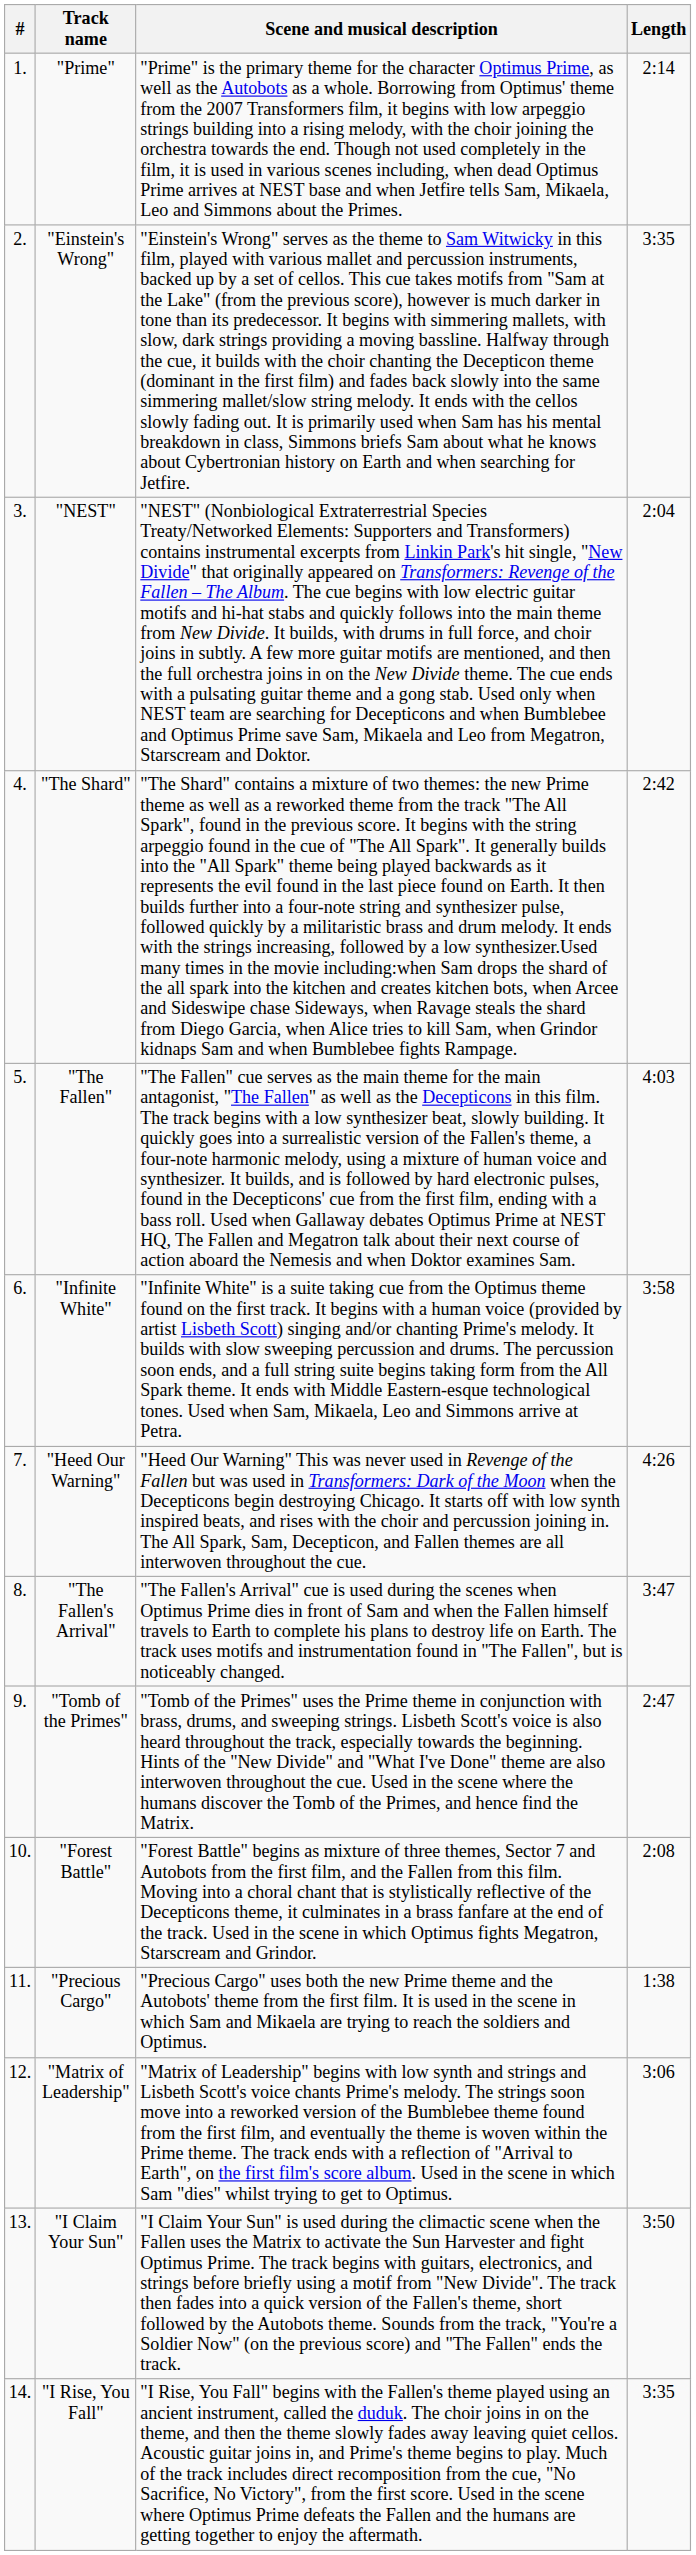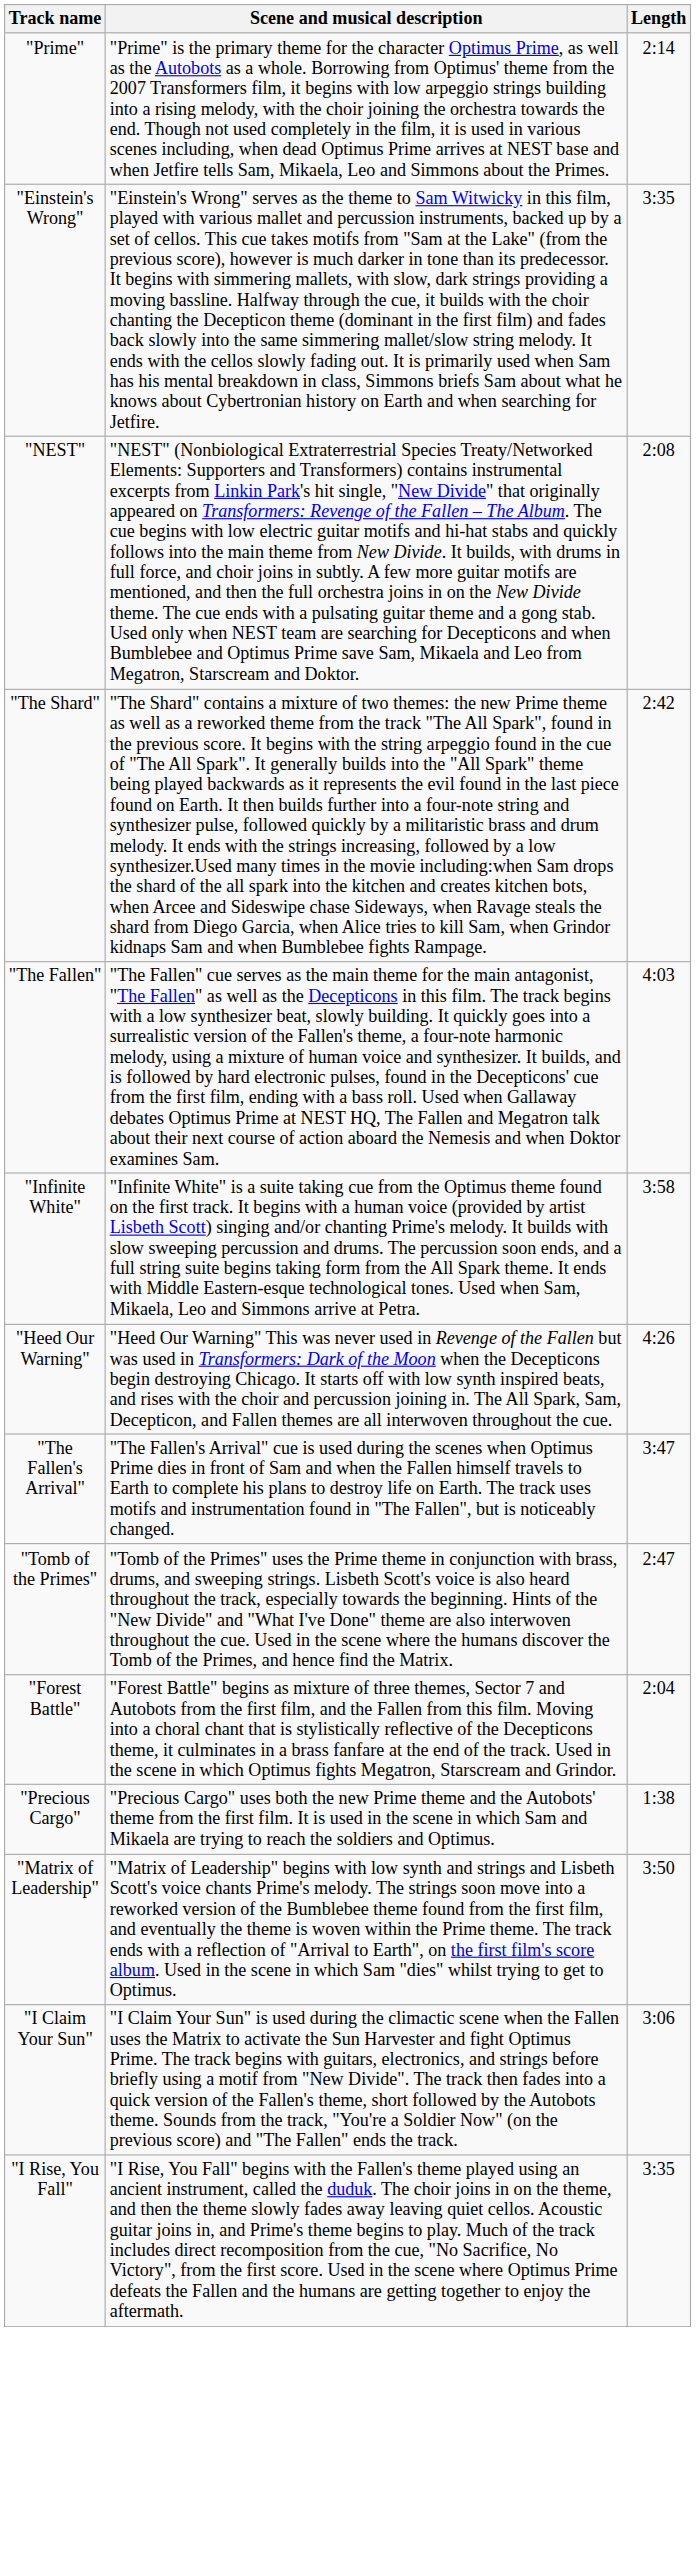- column: (20, 29)
(659, 511) 2:04 -> (659, 450) 2:08
(659, 1851) 2:08 -> (659, 1688) 2:04
(659, 2071) 3:06 -> (659, 1868) 3:50
(659, 2222) 3:50 -> (659, 2018) 3:06
